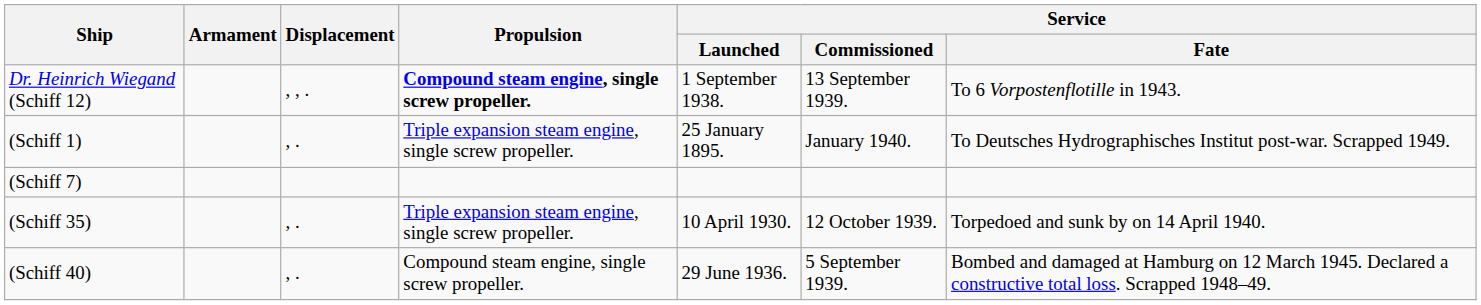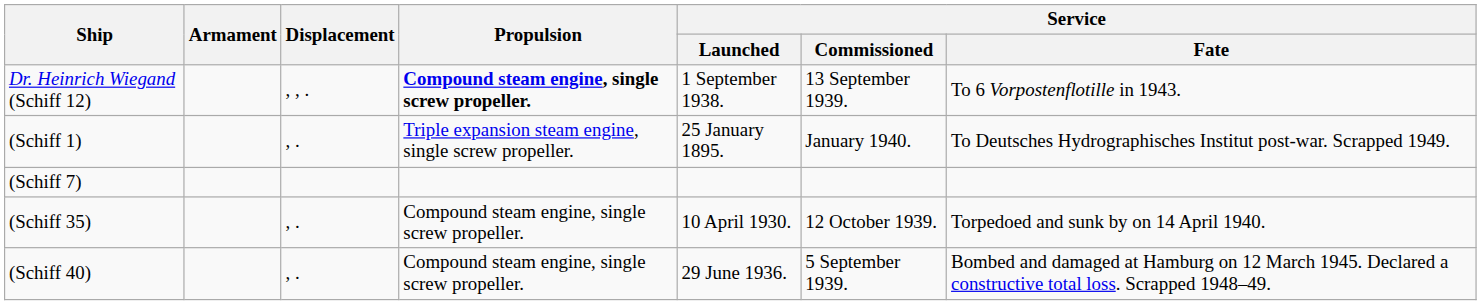(521, 222) Triple expansion steam engine, single screw propeller. -> (524, 222) Compound steam engine, single screw propeller.
